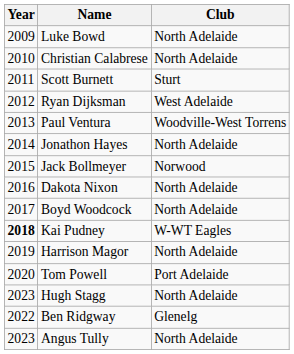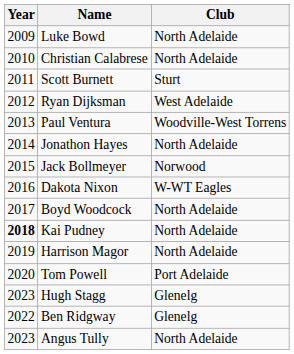(196, 187) North Adelaide -> (193, 187) W-WT Eagles
(193, 230) W-WT Eagles -> (196, 230) North Adelaide
(196, 295) North Adelaide -> (176, 295) Glenelg
